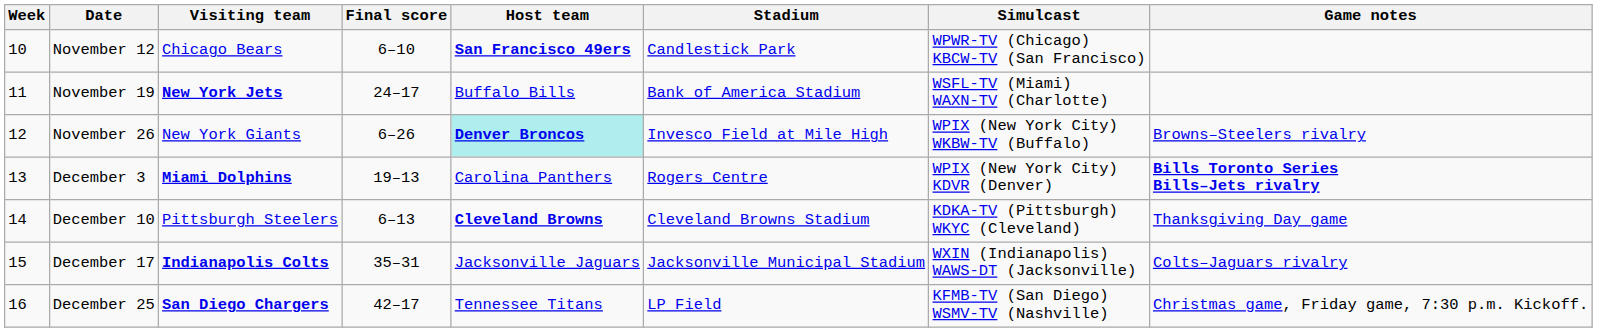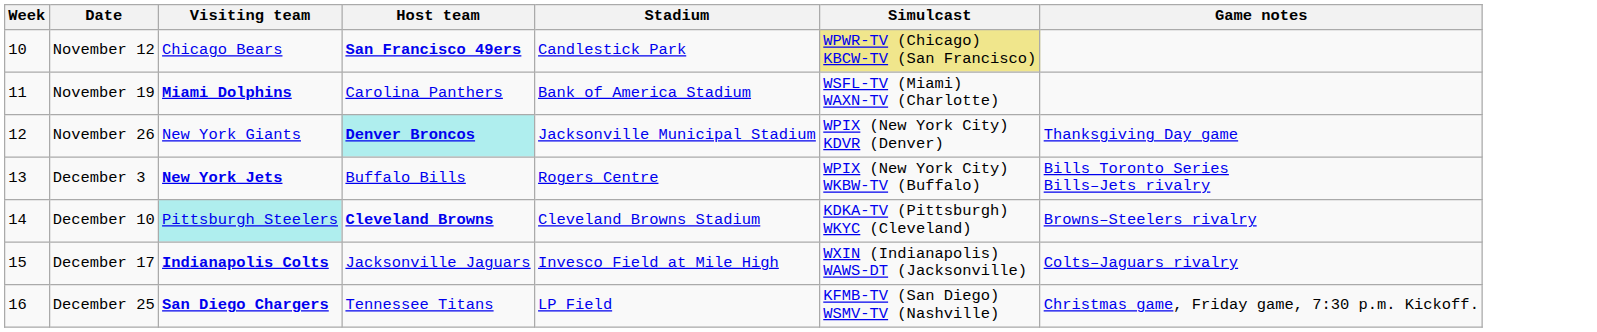- column: (396, 17)
(1039, 51) no background -> (930, 51) khaki background
(222, 94) New York Jets -> (227, 94) Miami Dolphins
(515, 94) Buffalo Bills -> (424, 94) Carolina Panthers
(768, 136) Invesco Field at Mile High -> (677, 136) Jacksonville Municipal Stadium
(1025, 136) WPIX (New York City) WKBW-TV (Buffalo) -> (916, 136) WPIX (New York City) KDVR (Denver)
(1259, 136) Browns–Steelers rivalry -> (1141, 136) Thanksgiving Day game
(227, 178) Miami Dolphins -> (222, 178) New York Jets
(533, 178) Carolina Panthers -> (406, 178) Buffalo Bills
(1025, 178) WPIX (New York City) KDVR (Denver) -> (916, 178) WPIX (New York City) WKBW-TV (Buffalo)
(1246, 178) bold -> (1136, 178) normal
(250, 221) no background -> (250, 221) paleturquoise background
(1250, 221) Thanksgiving Day game -> (1150, 221) Browns–Steelers rivalry
(786, 263) Jacksonville Municipal Stadium -> (658, 263) Invesco Field at Mile High
